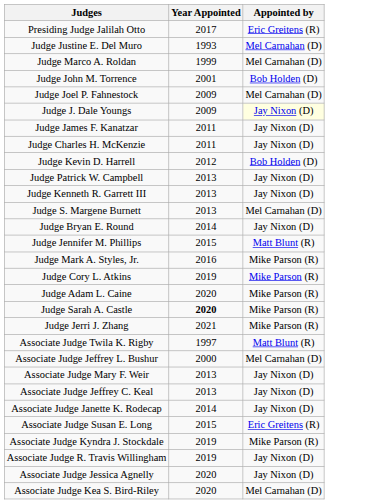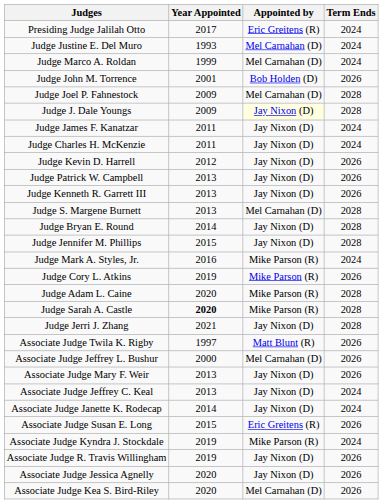+ column: (351, 12)
(284, 161) Bob Holden (D) -> (284, 161) Jay Nixon (D)
(284, 243) Matt Blunt (R) -> (284, 243) Jay Nixon (D)
(284, 326) Mike Parson (R) -> (284, 326) Jay Nixon (D)
